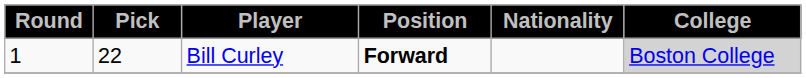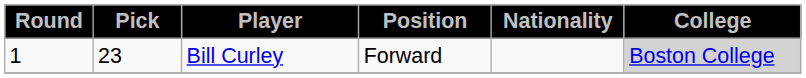(110, 55) 22 -> (110, 55) 23
(406, 55) bold -> (403, 55) normal
